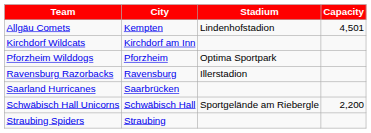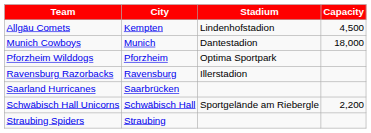(352, 27) 4,501 -> (352, 27) 4,500
- row: (46, 43)
+ row: (44, 43)
